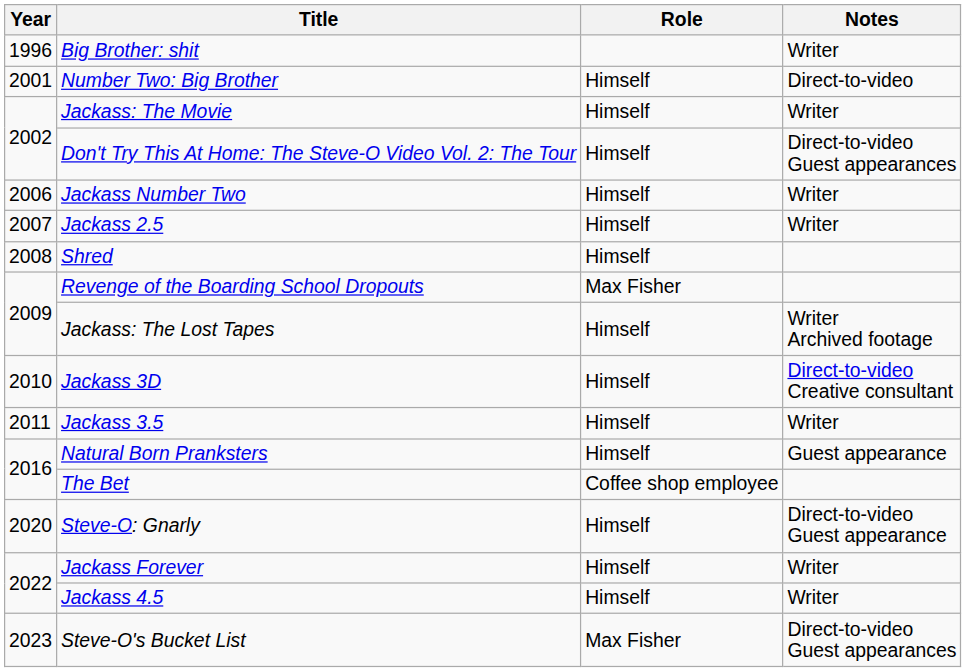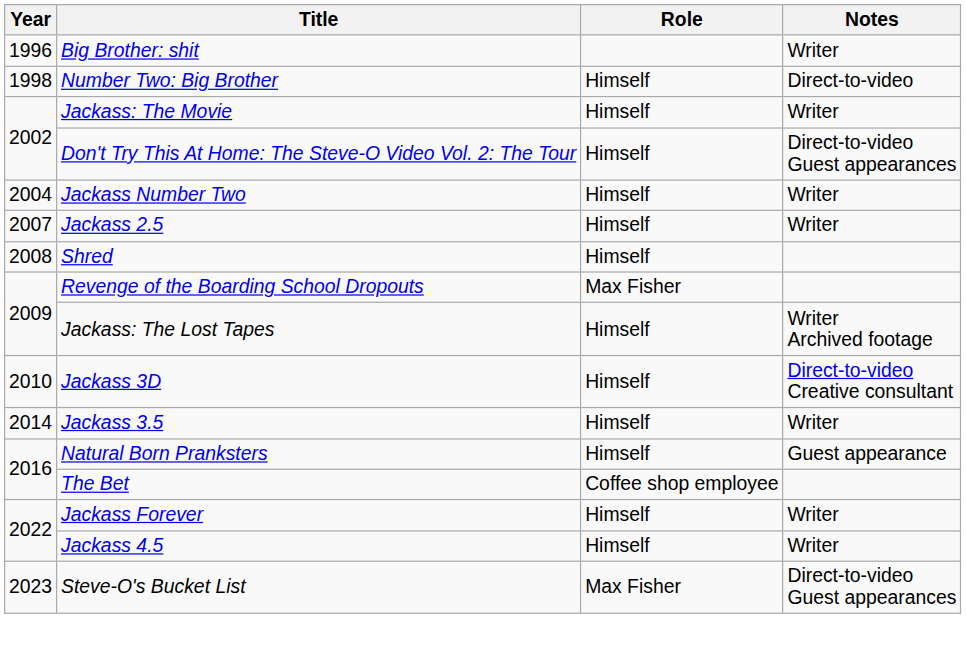(31, 81) 2001 -> (31, 81) 1998
(31, 195) 2006 -> (31, 195) 2004
(30, 422) 2011 -> (31, 422) 2014
- row: (130, 525)
